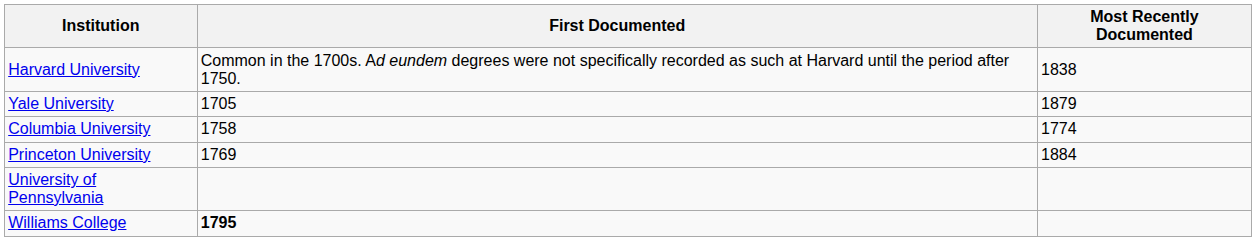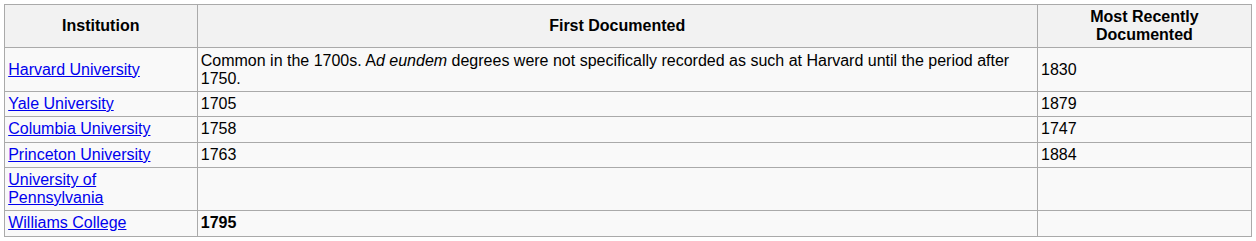(1059, 69) 1838 -> (1059, 69) 1830
(1059, 129) 1774 -> (1059, 129) 1747
(219, 154) 1769 -> (219, 154) 1763
